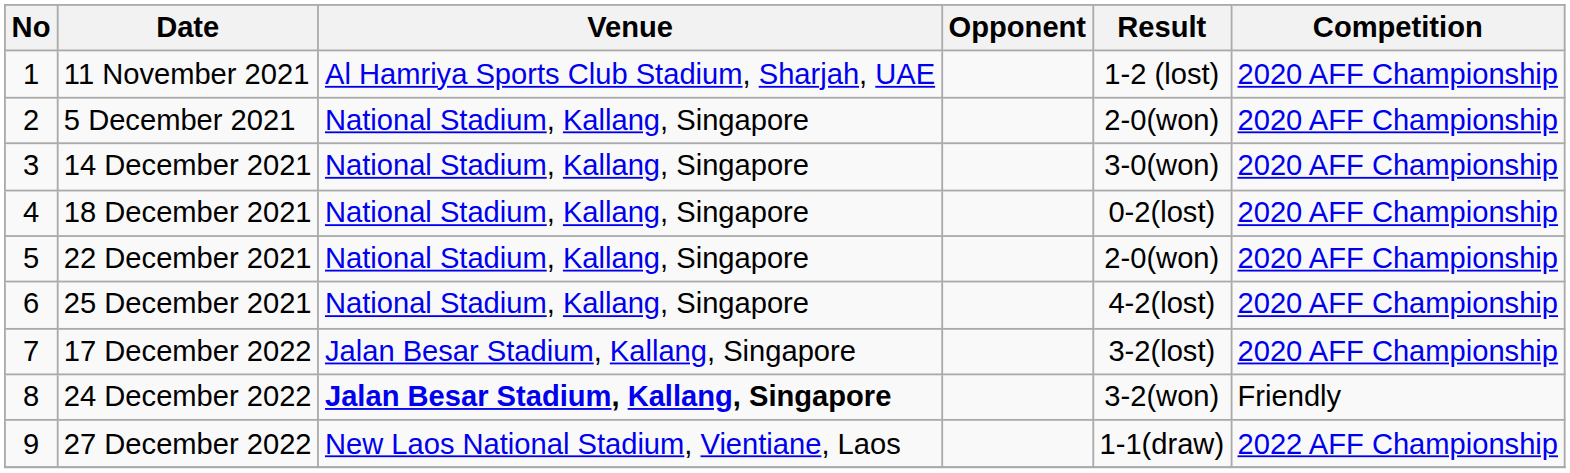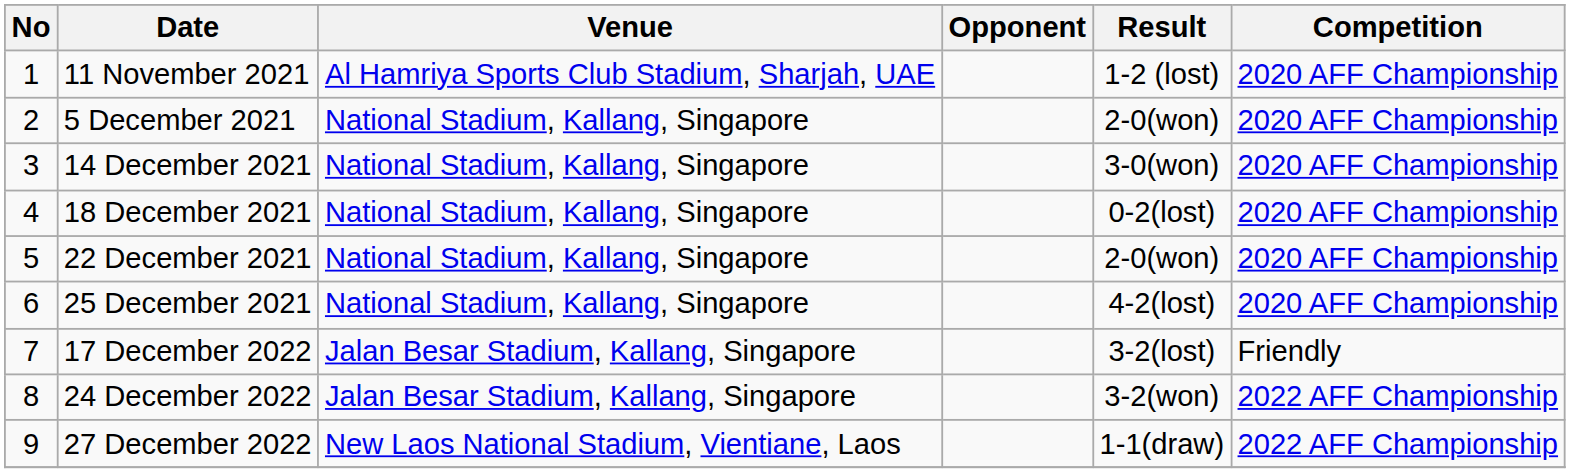(1398, 350) 2020 AFF Championship -> (1289, 350) Friendly
(608, 397) bold -> (590, 397) normal
(1289, 397) Friendly -> (1398, 397) 2022 AFF Championship
